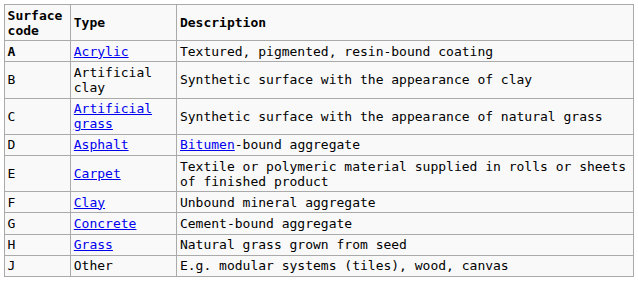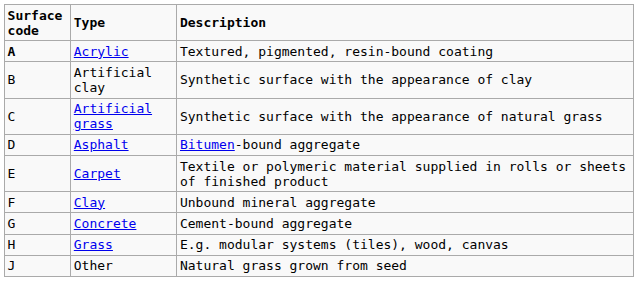(293, 245) Natural grass grown from seed -> (344, 245) E.g. modular systems (tiles), wood, canvas
(344, 266) E.g. modular systems (tiles), wood, canvas -> (293, 266) Natural grass grown from seed
